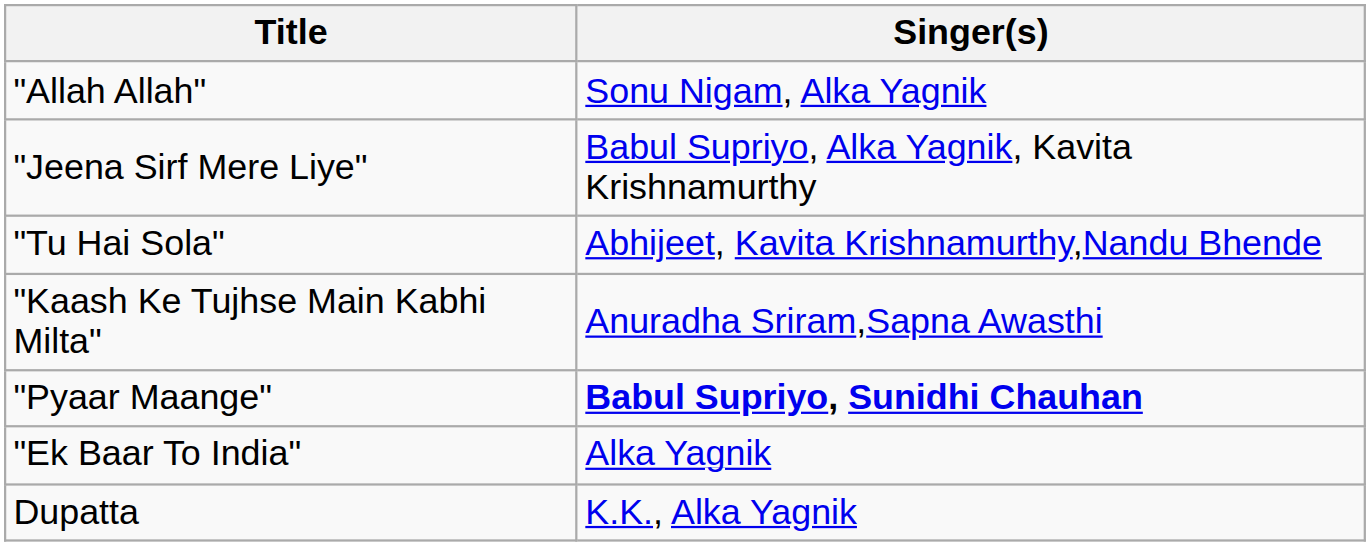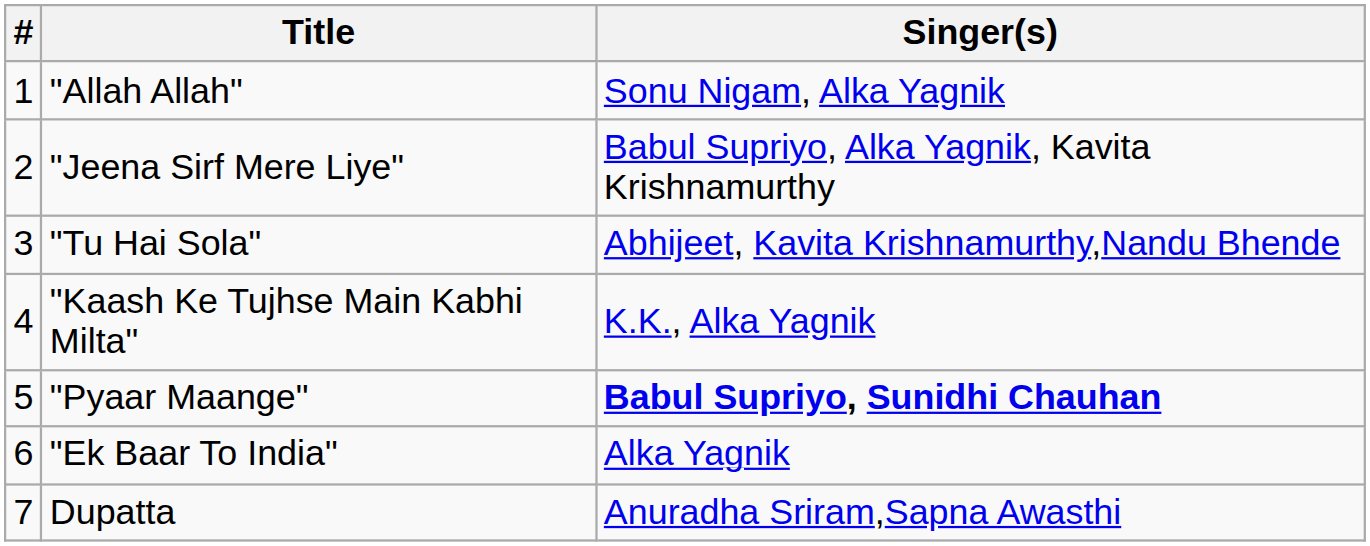+ column: (23, 32)
(844, 320) Anuradha Sriram,Sapna Awasthi -> (740, 320) K.K., Alka Yagnik
(721, 511) K.K., Alka Yagnik -> (863, 511) Anuradha Sriram,Sapna Awasthi
